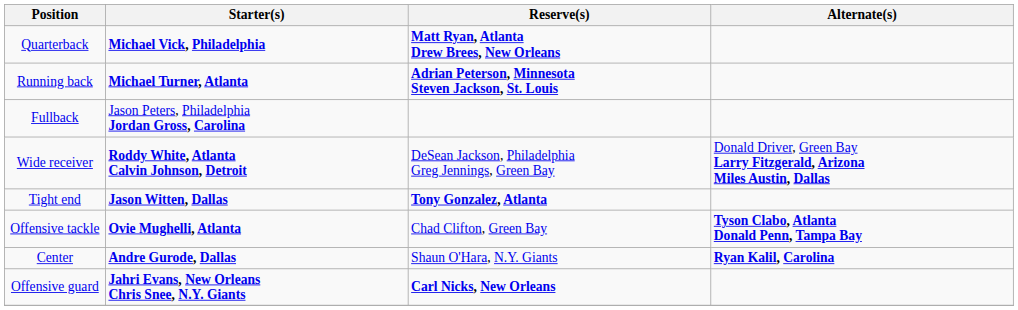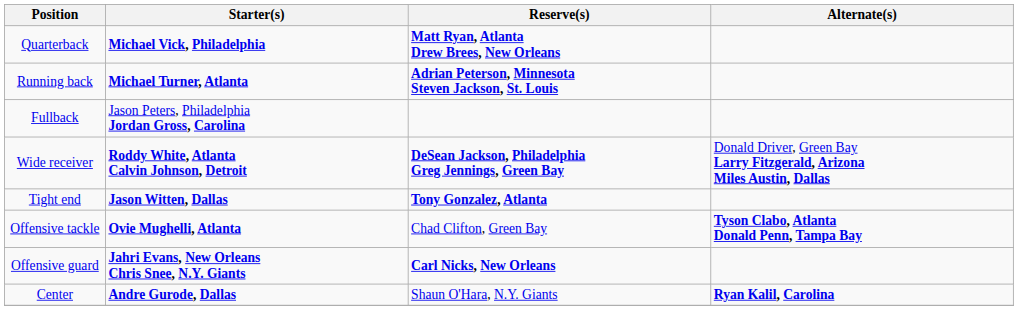(493, 162) normal -> (498, 162) bold
rows swapped: (55, 287) <-> (55, 258)
